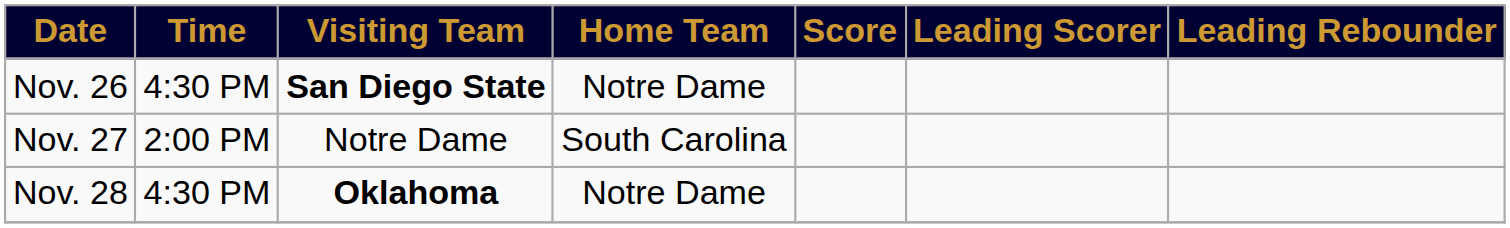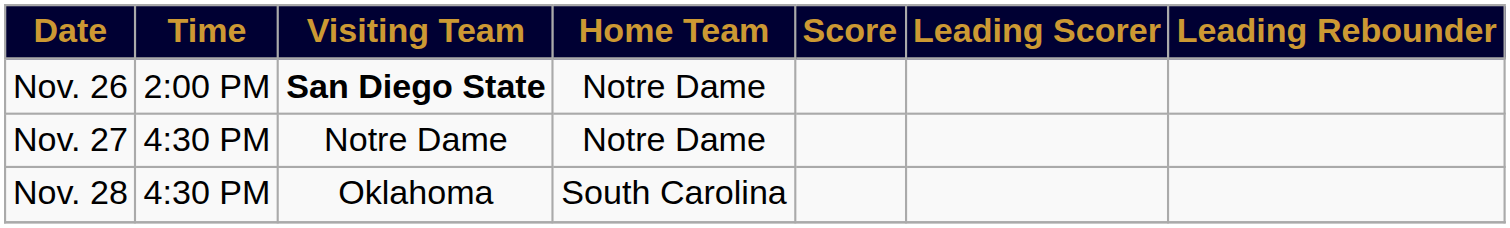(207, 85) 4:30 PM -> (207, 85) 2:00 PM
(207, 139) 2:00 PM -> (207, 139) 4:30 PM
(674, 139) South Carolina -> (674, 139) Notre Dame
(416, 193) bold -> (416, 193) normal
(674, 193) Notre Dame -> (674, 193) South Carolina
